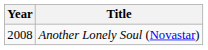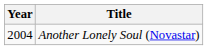(20, 34) 2008 -> (20, 34) 2004
